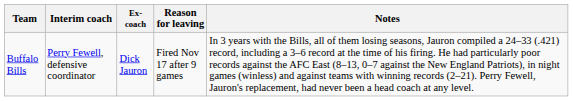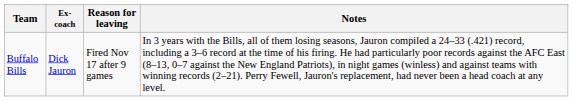- column: (81, 18)
